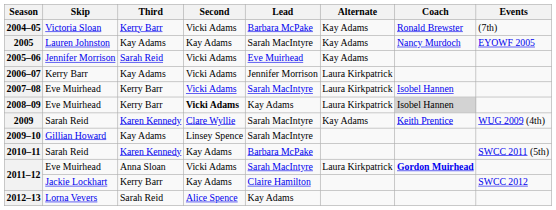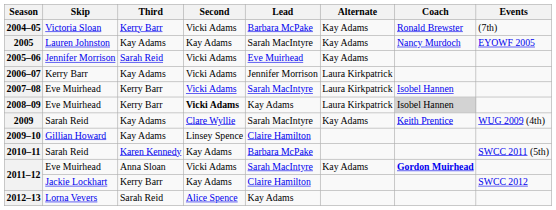(151, 120) Karen Kennedy -> (143, 120) Kay Adams
(280, 136) Sarah MacIntyre -> (279, 136) Claire Hamilton
(357, 167) Laura Kirkpatrick -> (345, 167) Kay Adams
